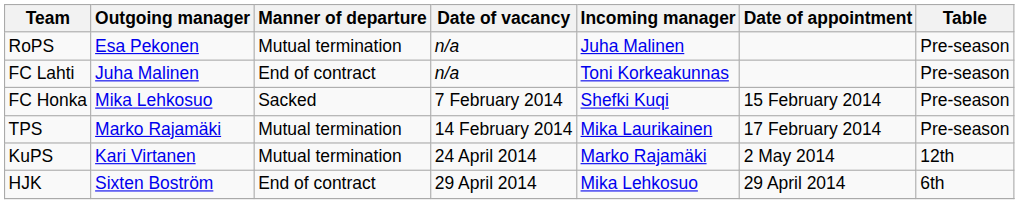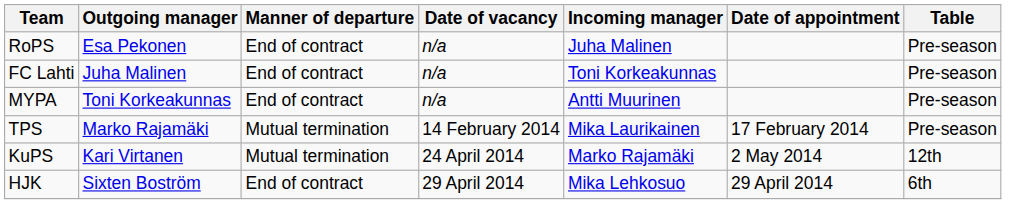(330, 45) Mutual termination -> (304, 45) End of contract
+ row: (33, 101)
- row: (48, 101)
